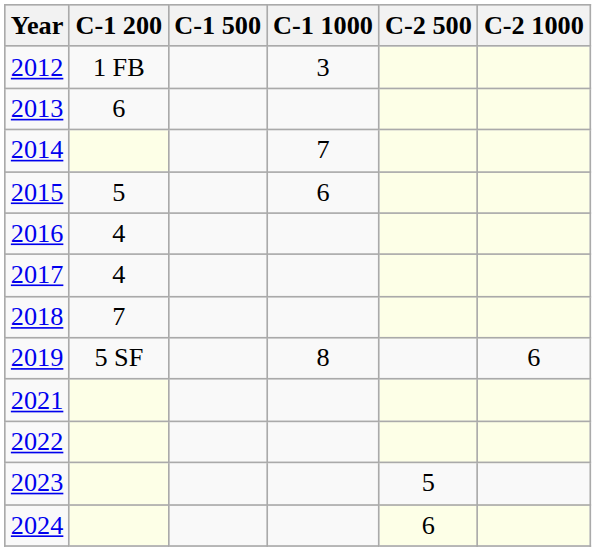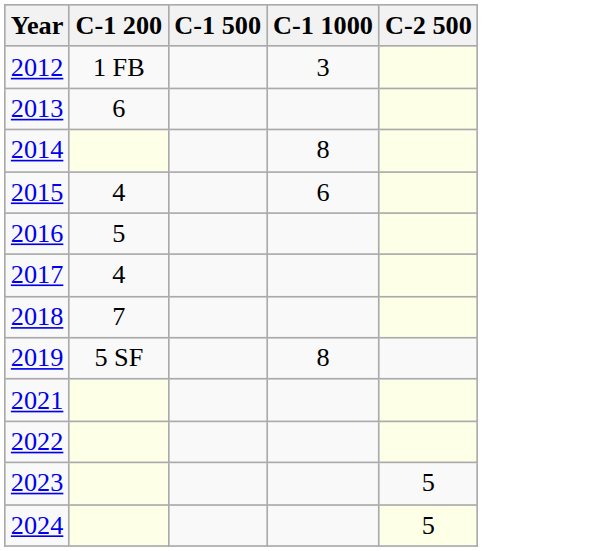- column: (534, 25)
(323, 150) 7 -> (323, 150) 8
(119, 191) 5 -> (119, 191) 4
(119, 233) 4 -> (119, 233) 5
(428, 524) 6 -> (428, 524) 5
